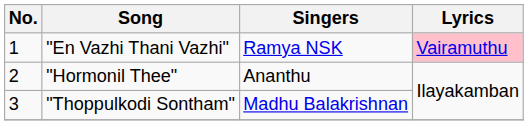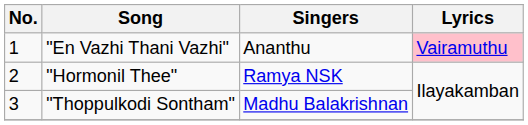(293, 47) Ramya NSK -> (277, 47) Ananthu
(277, 76) Ananthu -> (293, 76) Ramya NSK
